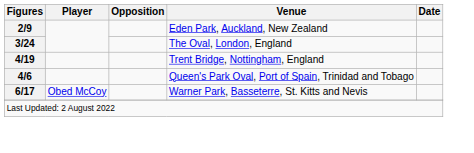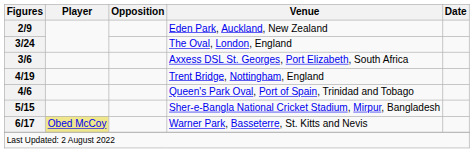+ row: (289, 60)
+ row: (305, 108)
(77, 92) no background -> (77, 124) khaki background
